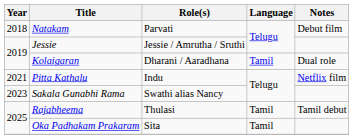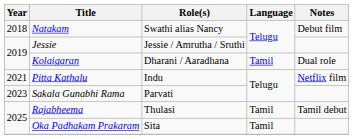(159, 28) Parvati -> (184, 28) Swathi alias Nancy
(184, 93) Swathi alias Nancy -> (159, 93) Parvati
